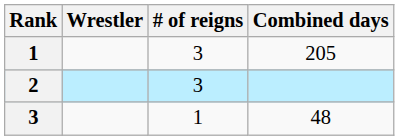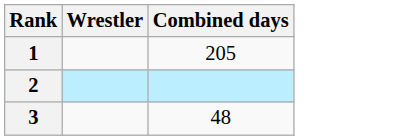- column: (198, 20)
